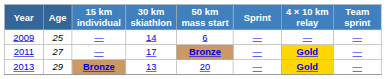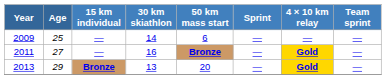(151, 52) 17 -> (151, 52) 16
